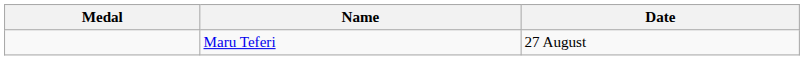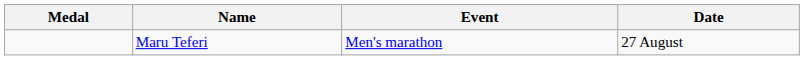+ column: (480, 17)
